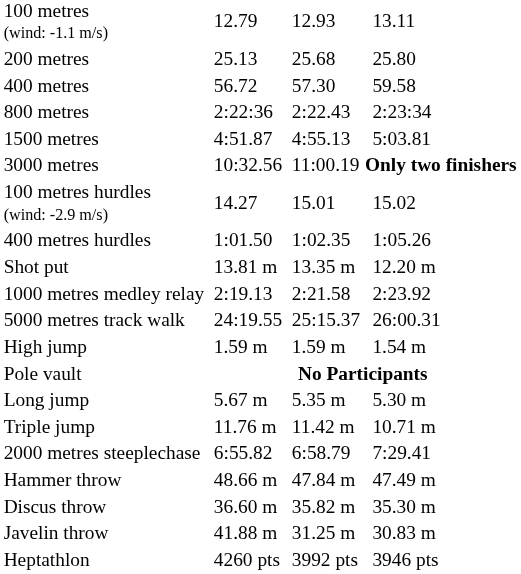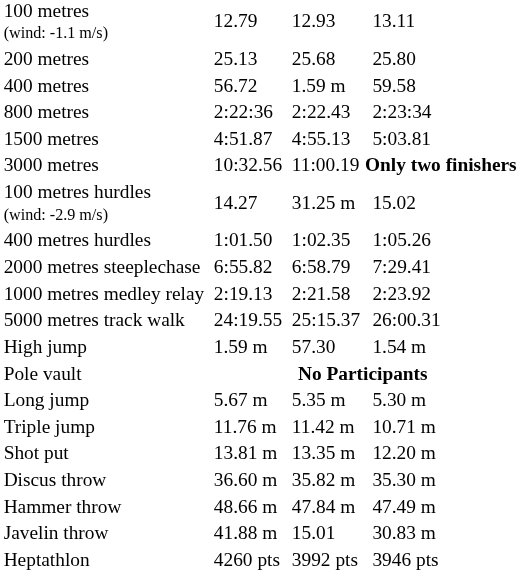(314, 85) 57.30 -> (319, 85) 1.59 m
(314, 202) 15.01 -> (324, 202) 31.25 m
rows swapped: (102, 453) <-> (36, 266)
(319, 346) 1.59 m -> (314, 346) 57.30
rows swapped: (55, 506) <-> (63, 479)
(324, 533) 31.25 m -> (314, 533) 15.01
